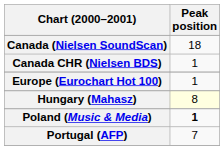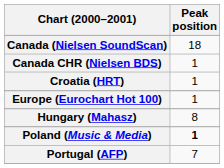+ row: (87, 81)
(195, 99) lightyellow background -> (195, 117) no background
